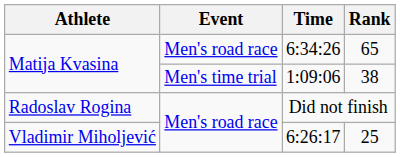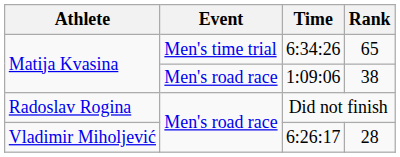(221, 49) Men's road race -> (220, 49) Men's time trial
(220, 78) Men's time trial -> (221, 78) Men's road race
(370, 137) 25 -> (370, 137) 28
